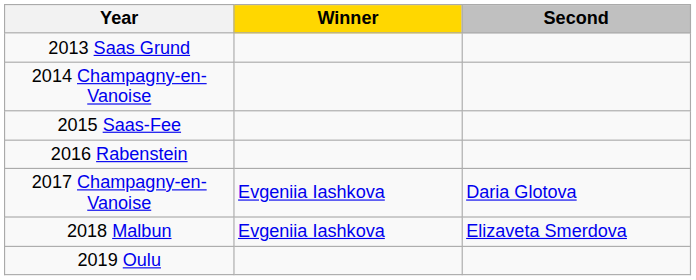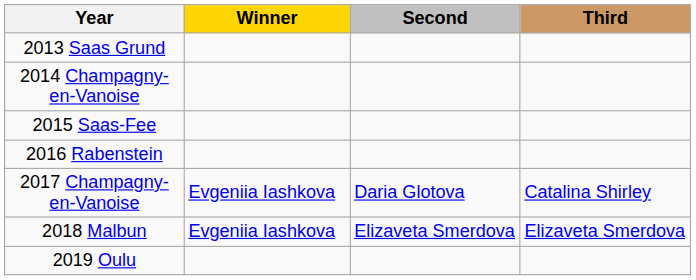+ column: (605, 18)
